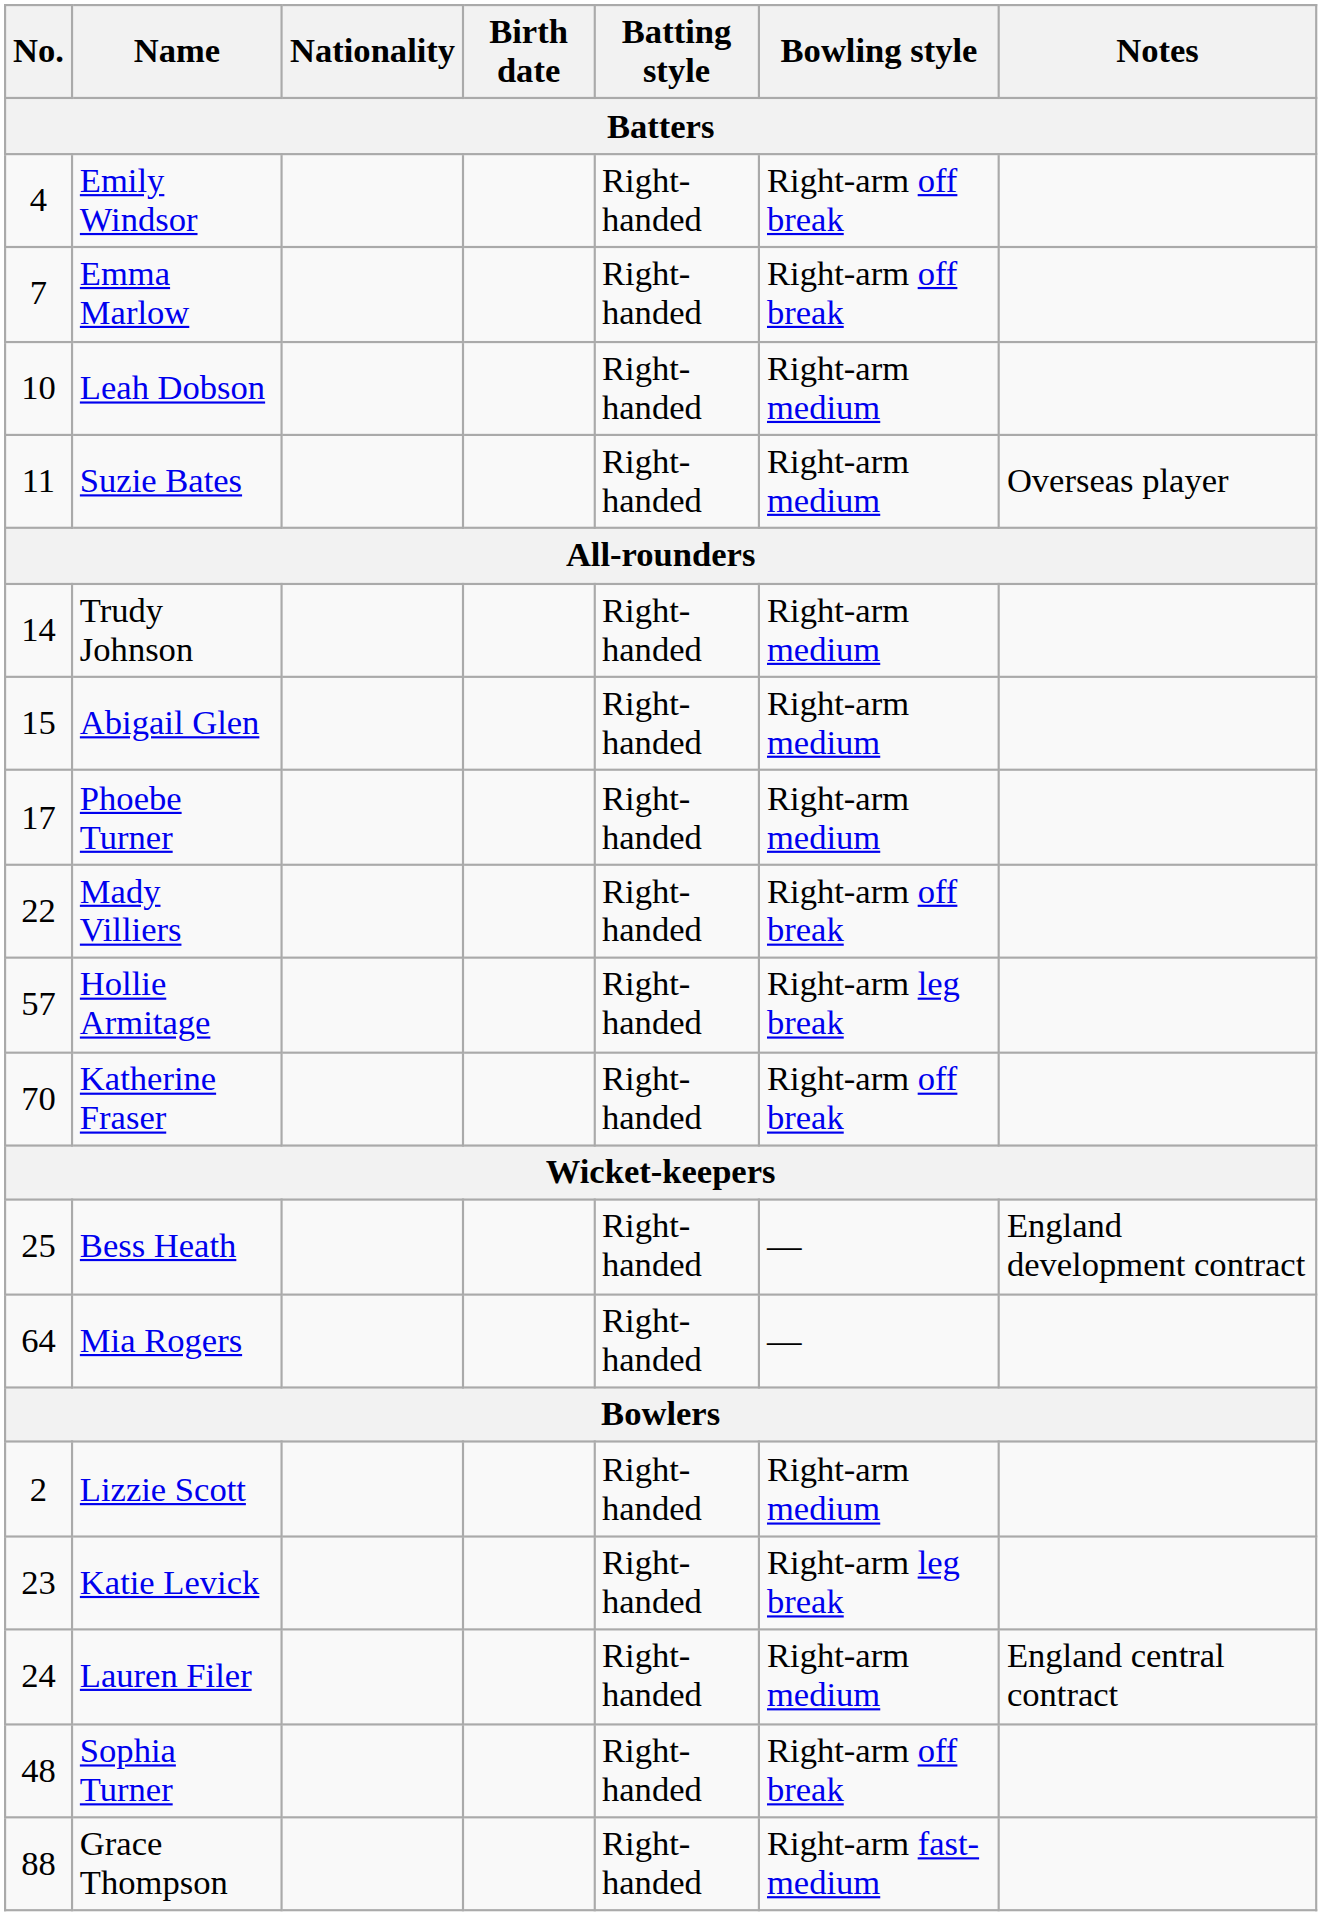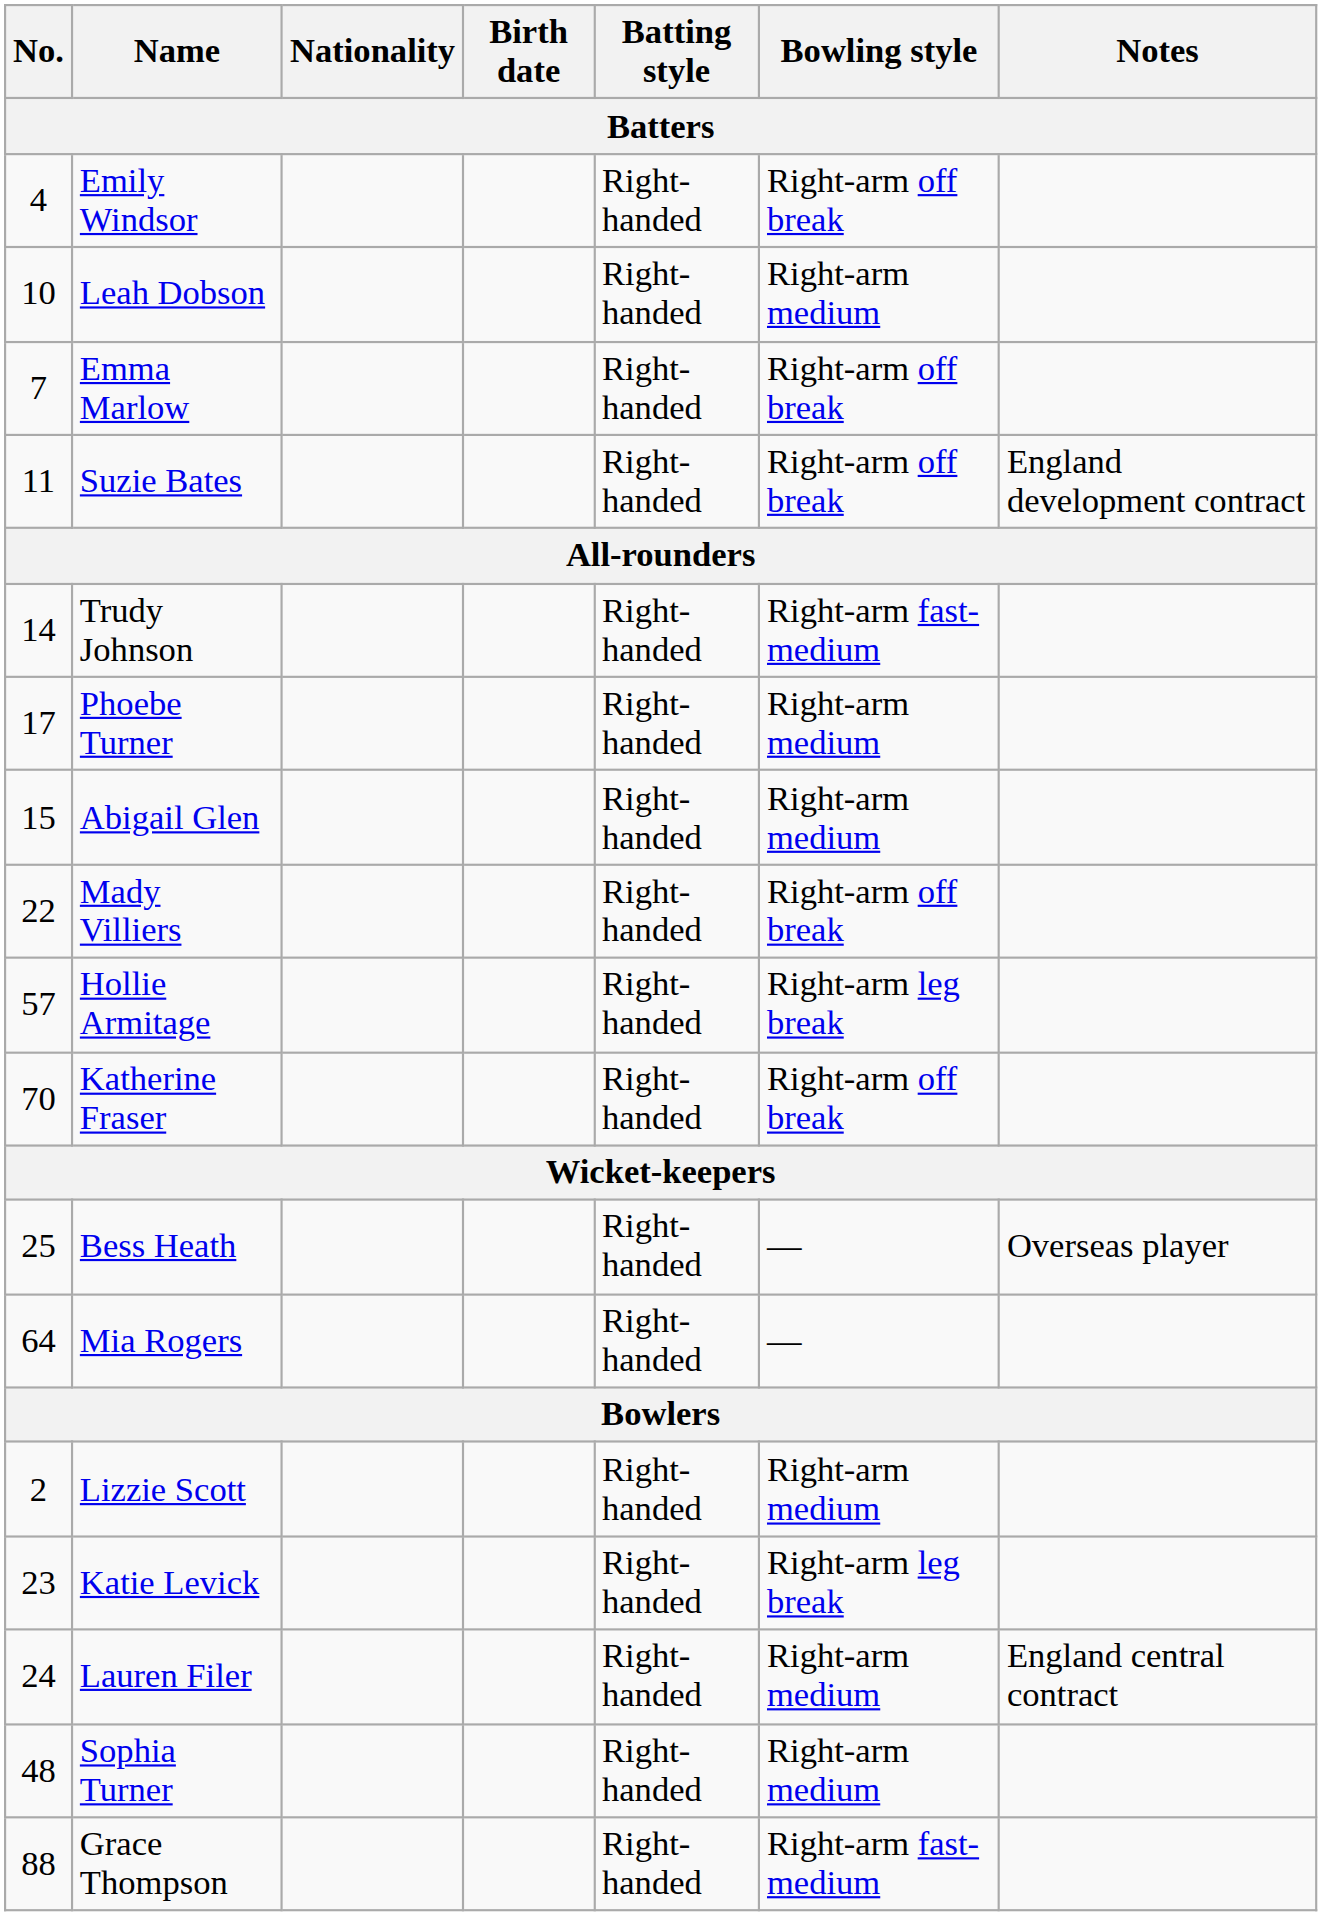rows swapped: (135, 293) <-> (172, 387)
(838, 480) Right-arm medium -> (862, 480) Right-arm off break
(1118, 480) Overseas player -> (1156, 480) England development contract
(838, 629) Right-arm medium -> (873, 629) Right-arm fast-medium
rows swapped: (170, 723) <-> (131, 816)
(1156, 1246) England development contract -> (1118, 1246) Overseas player
(862, 1769) Right-arm off break -> (838, 1769) Right-arm medium
